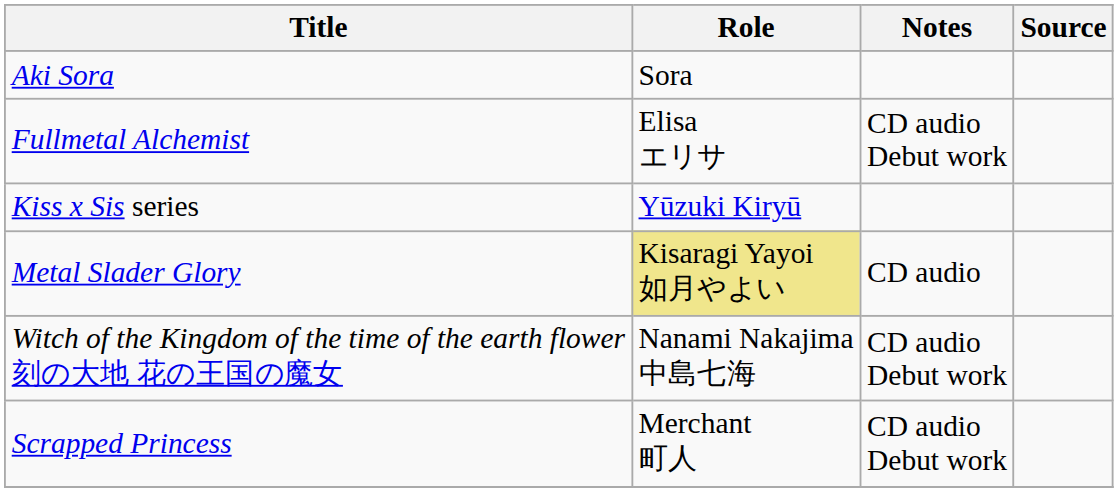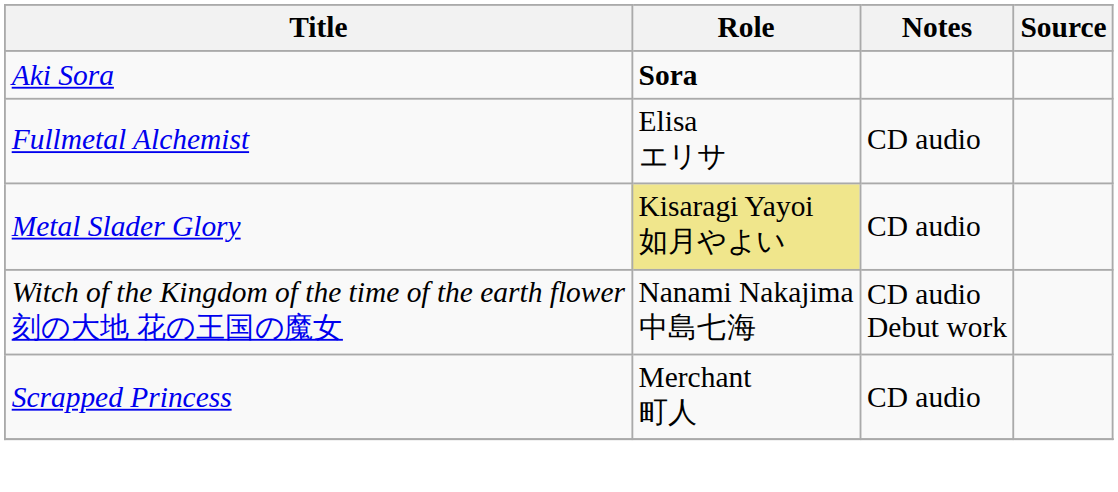(666, 74) normal -> (668, 74) bold
(937, 140) CD audio Debut work -> (924, 140) CD audio
- row: (105, 206)
(937, 443) CD audio Debut work -> (924, 396) CD audio
